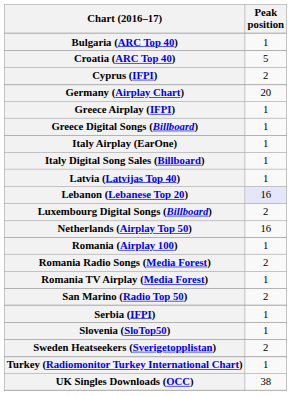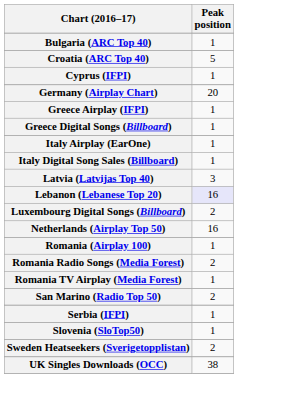(266, 76) 2 -> (213, 76) 1
(266, 178) 1 -> (213, 178) 3
- row: (125, 365)
